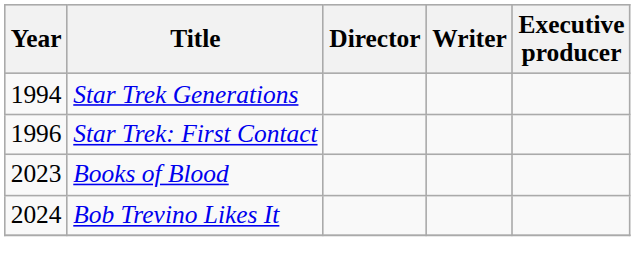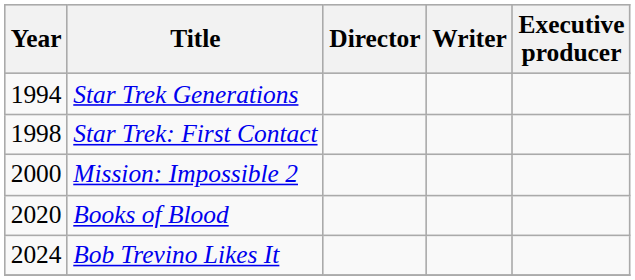(36, 133) 1996 -> (36, 133) 1998
+ row: (186, 174)
(36, 174) 2023 -> (36, 214) 2020
